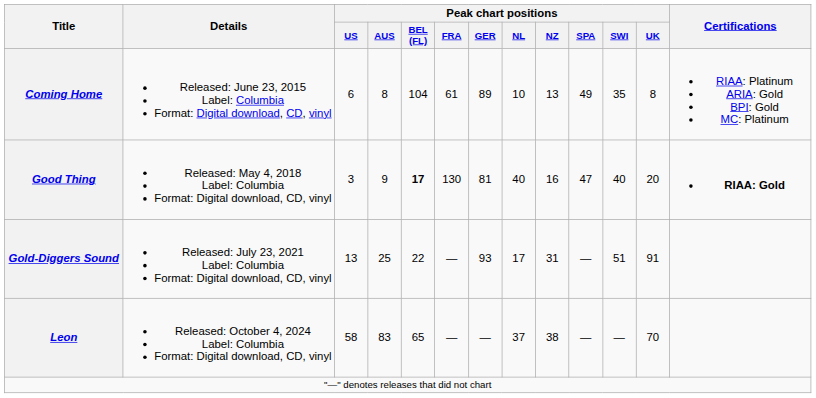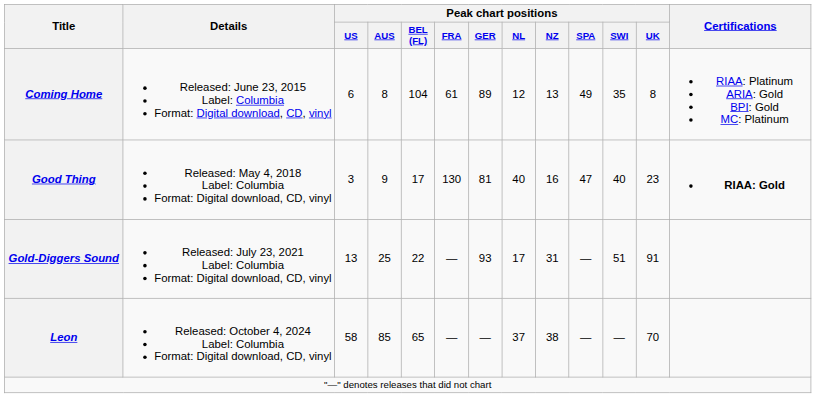(519, 94) 10 -> (519, 94) 12
(418, 179) bold -> (418, 179) normal
(653, 179) 20 -> (653, 179) 23
(385, 337) 83 -> (385, 337) 85
